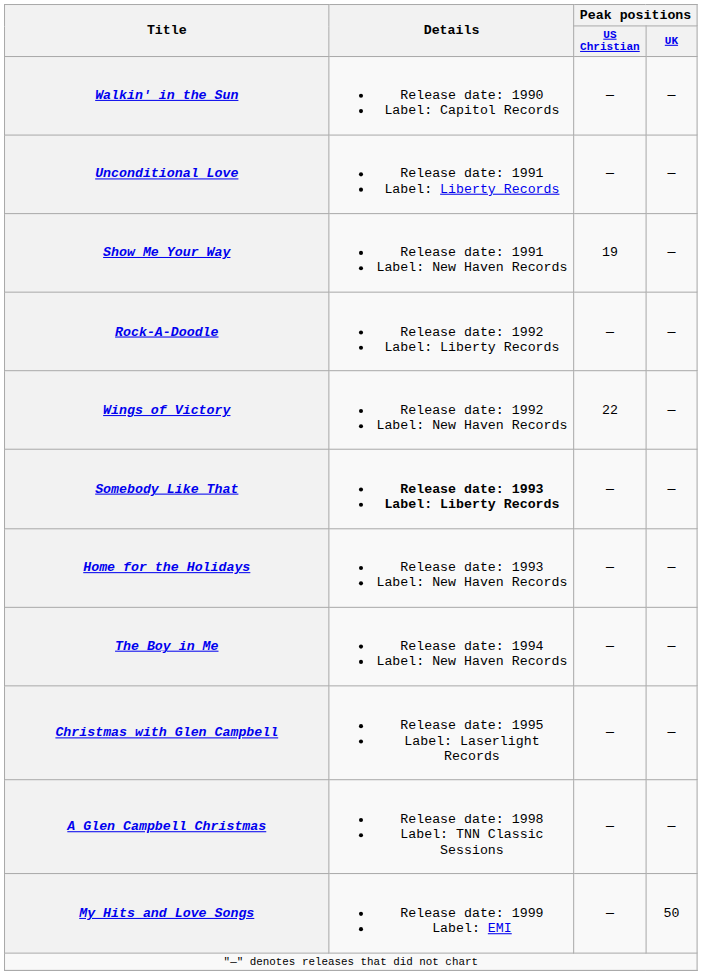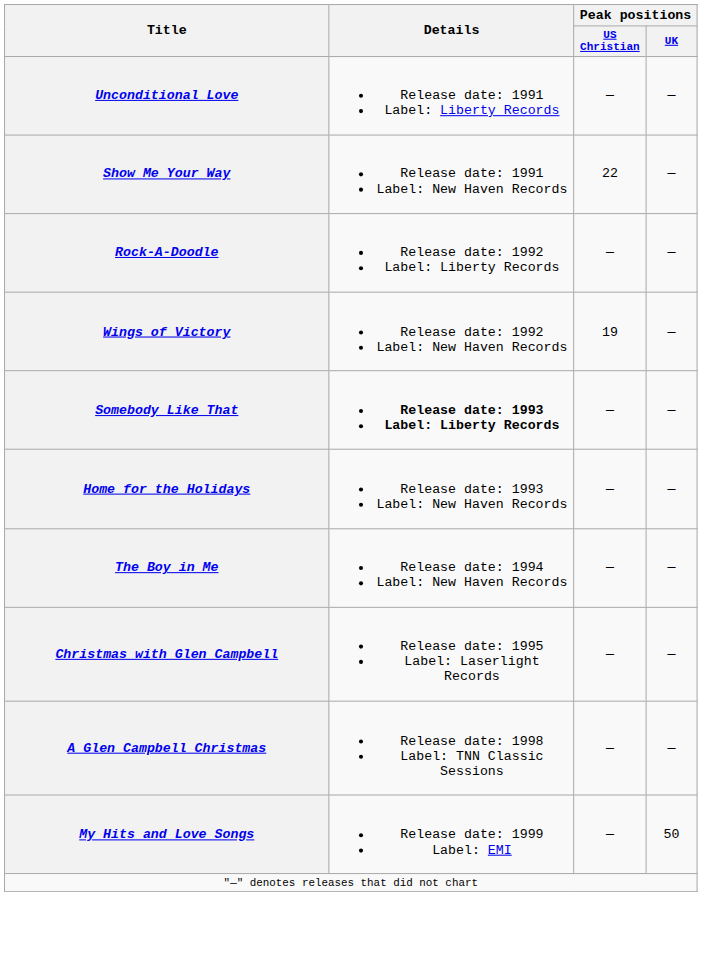- row: (167, 95)
(610, 253) 19 -> (610, 174) 22
(610, 410) 22 -> (610, 332) 19
